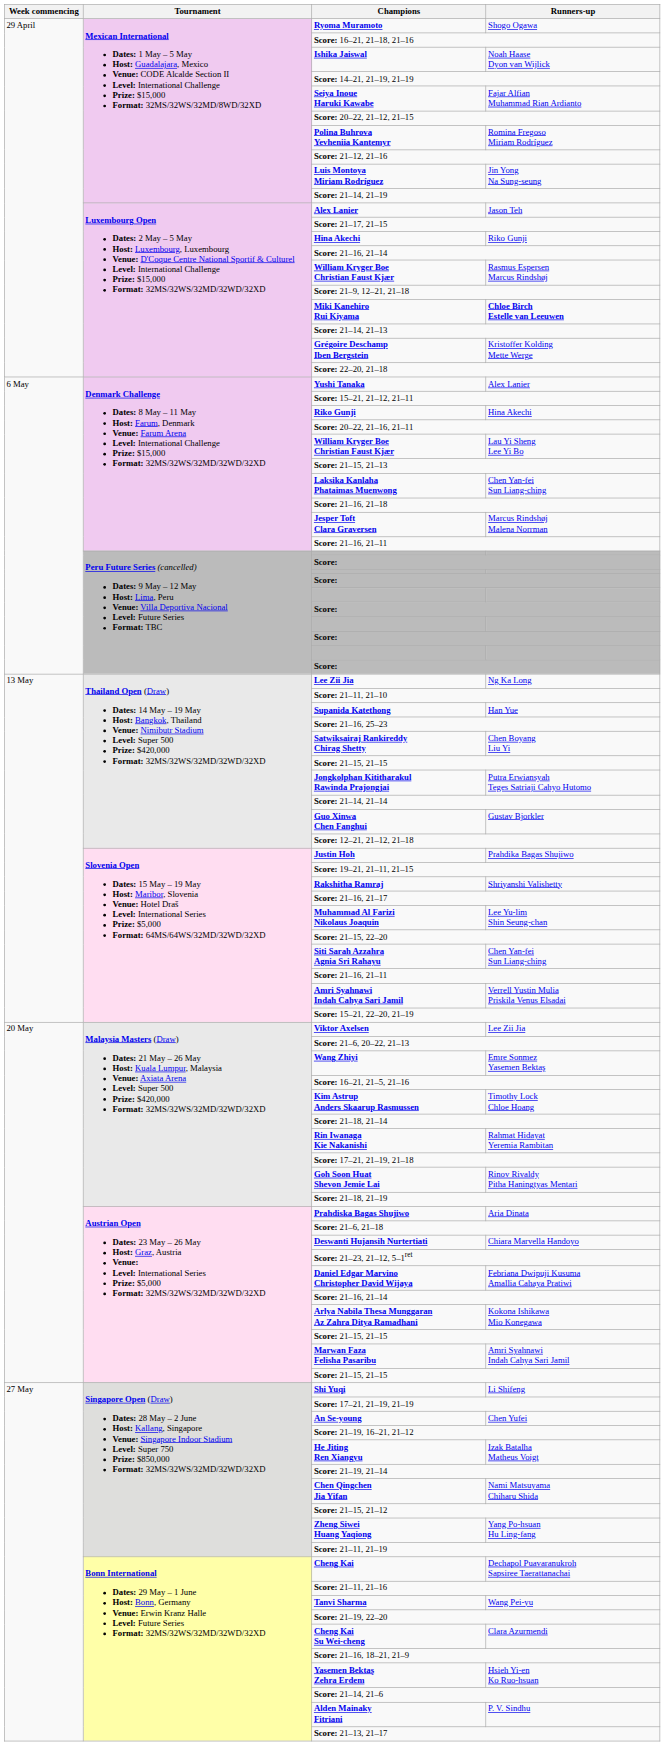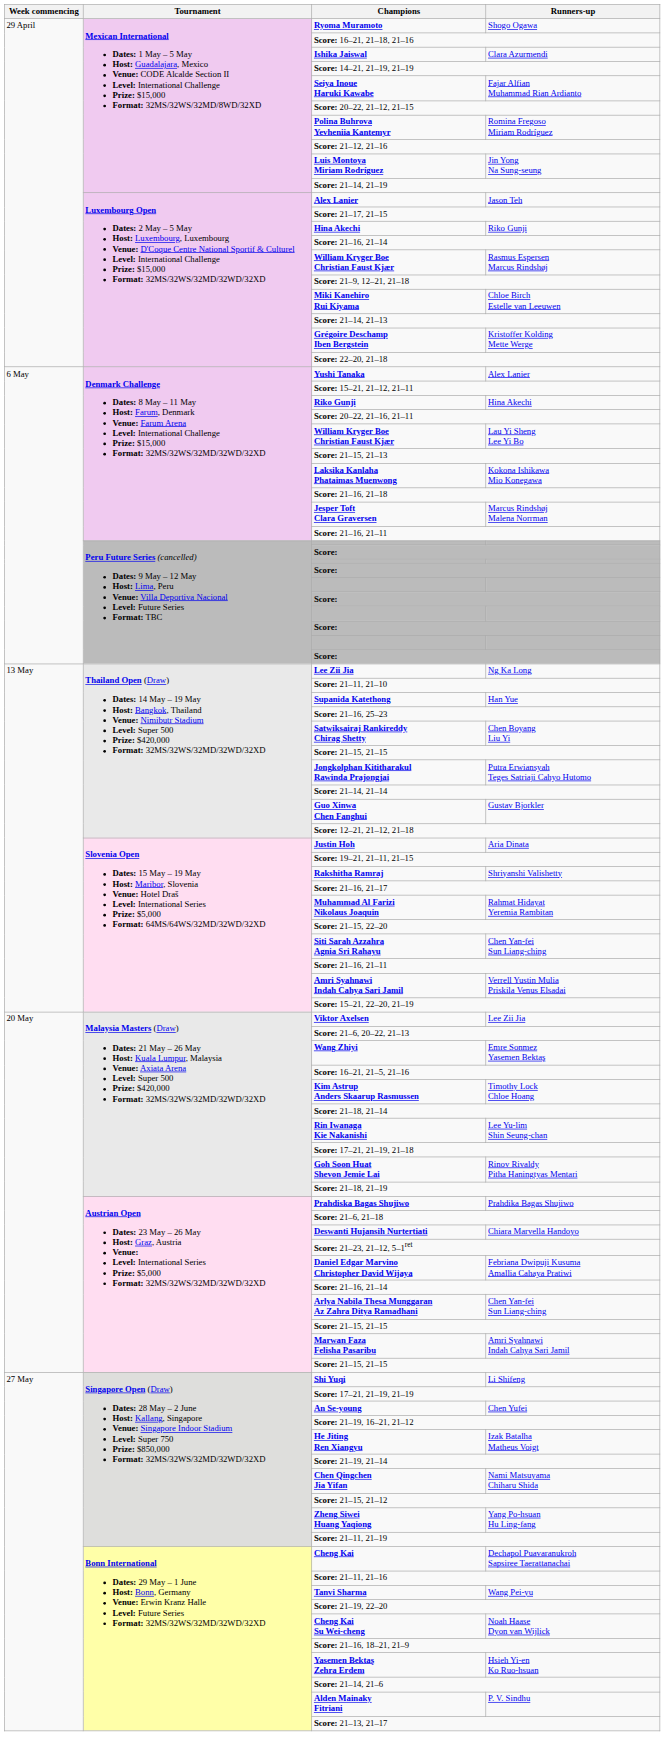(519, 59) Noah Haase Dyon van Wijlick -> (518, 54) Clara Azurmendi
(526, 311) bold -> (524, 301) normal
(517, 485) Chen Yan-fei Sun Liang-ching -> (519, 475) Kokona Ishikawa Mio Konegawa
(531, 855) Prahdika Bagas Shujiwo -> (508, 844) Aria Dinata
(518, 917) Lee Yu-lim Shin Seung-chan -> (521, 907) Rahmat Hidayat Yeremia Rambitan
(521, 1140) Rahmat Hidayat Yeremia Rambitan -> (518, 1130) Lee Yu-lim Shin Seung-chan
(508, 1213) Aria Dinata -> (531, 1203) Prahdika Bagas Shujiwo
(519, 1317) Kokona Ishikawa Mio Konegawa -> (517, 1306) Chen Yan-fei Sun Liang-ching
(518, 1631) Clara Azurmendi -> (519, 1626) Noah Haase Dyon van Wijlick
